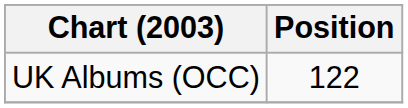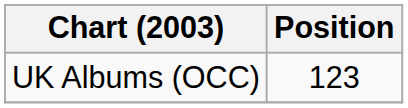(334, 77) 122 -> (334, 77) 123
